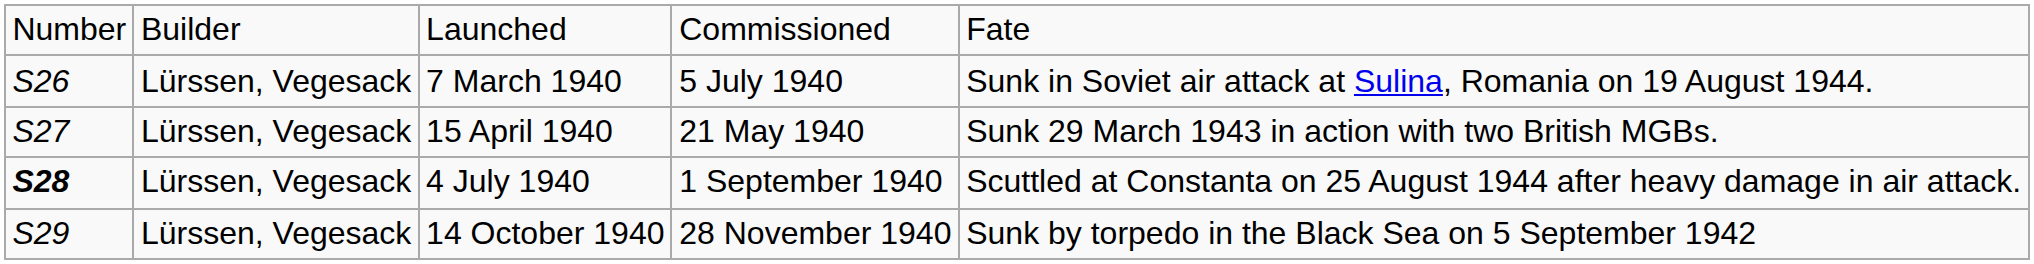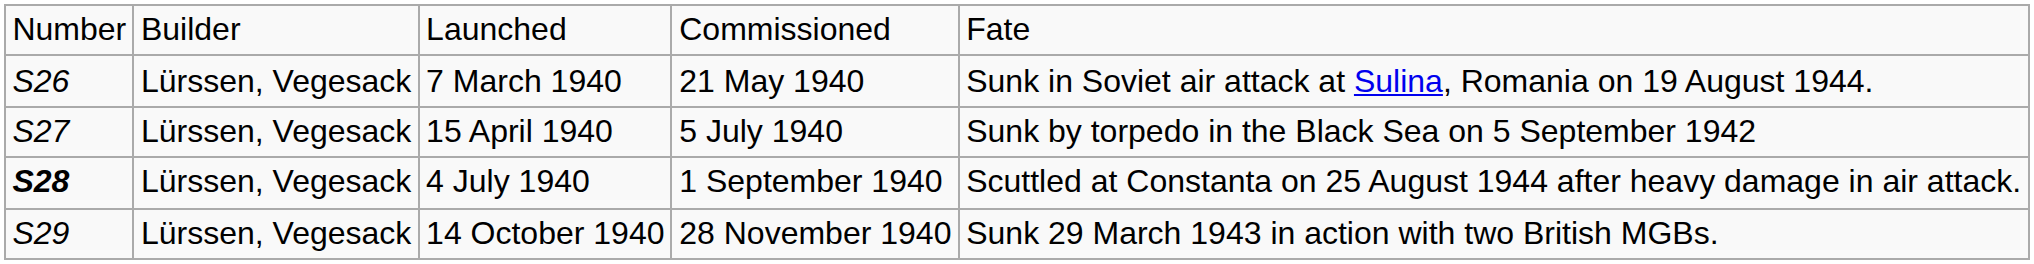(761, 80) 5 July 1940 -> (772, 80) 21 May 1940
(772, 131) 21 May 1940 -> (761, 131) 5 July 1940
(1342, 131) Sunk 29 March 1943 in action with two British MGBs. -> (1361, 131) Sunk by torpedo in the Black Sea on 5 September 1942
(1361, 232) Sunk by torpedo in the Black Sea on 5 September 1942 -> (1342, 232) Sunk 29 March 1943 in action with two British MGBs.
